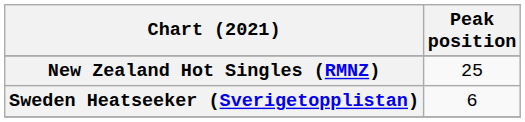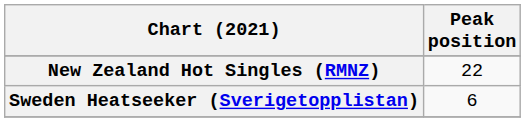(472, 71) 25 -> (472, 71) 22
